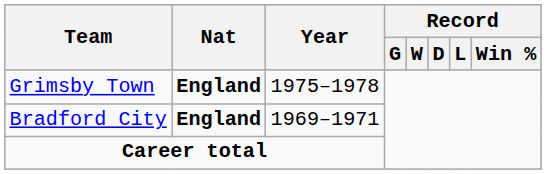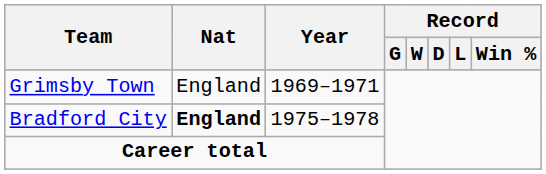(219, 87) bold -> (219, 87) normal
(325, 87) 1975–1978 -> (325, 87) 1969–1971
(325, 120) 1969–1971 -> (325, 120) 1975–1978
